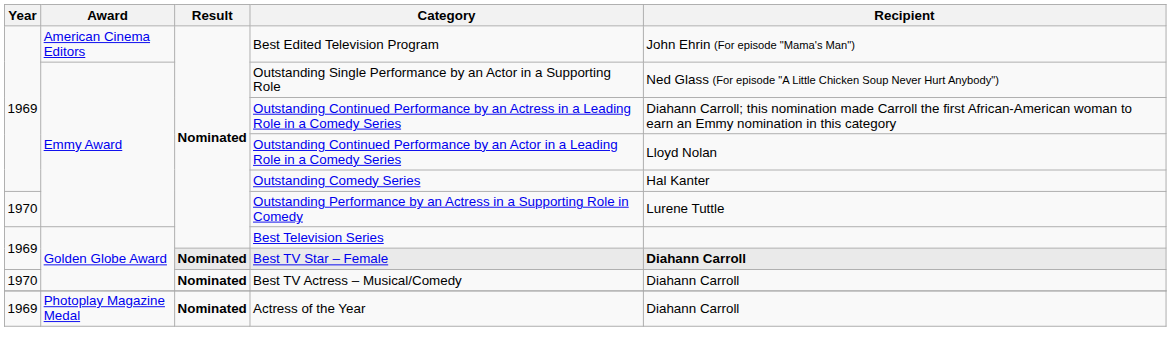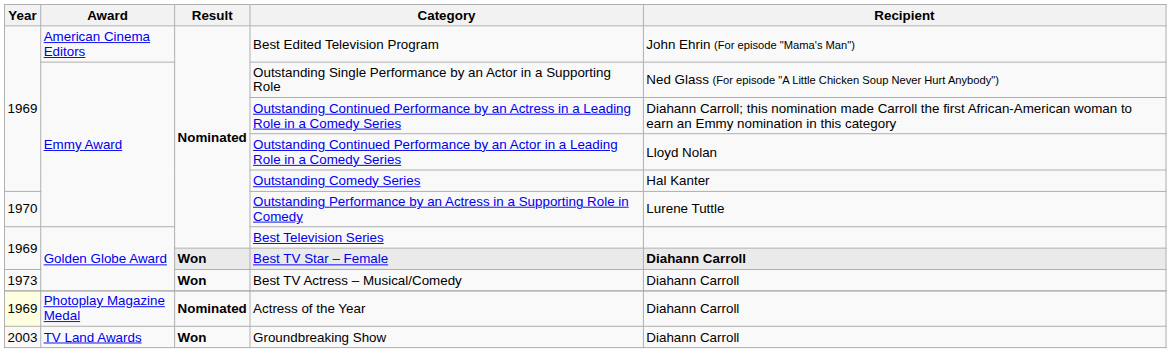(212, 259) Nominated -> (192, 259) Won
(22, 280) 1970 -> (22, 280) 1973
(212, 280) Nominated -> (192, 280) Won
(22, 309) no background -> (22, 309) lightyellow background
+ row: (320, 337)
